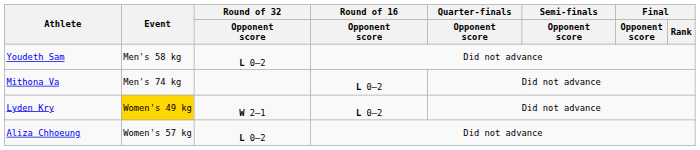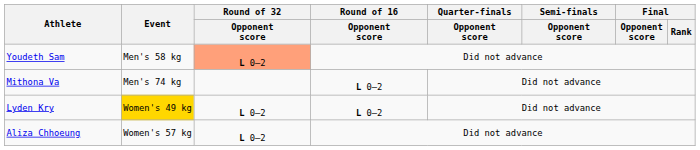(252, 62) no background -> (252, 62) lightsalmon background
(252, 112) W 2–1 -> (252, 112) L 0–2
